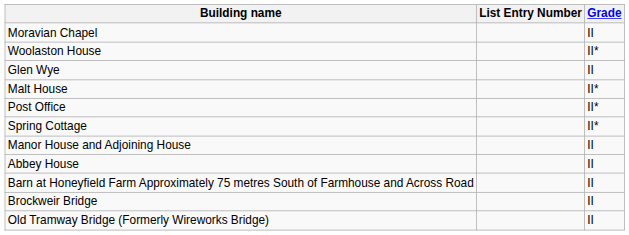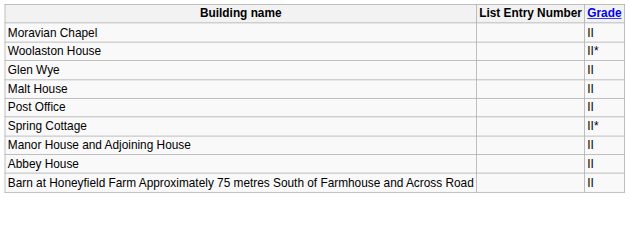(593, 88) II* -> (591, 88) II
(593, 107) II* -> (591, 107) II
- row: (53, 201)
- row: (138, 220)
